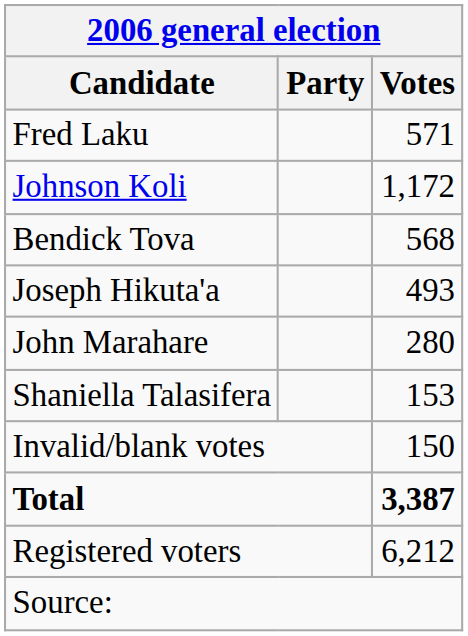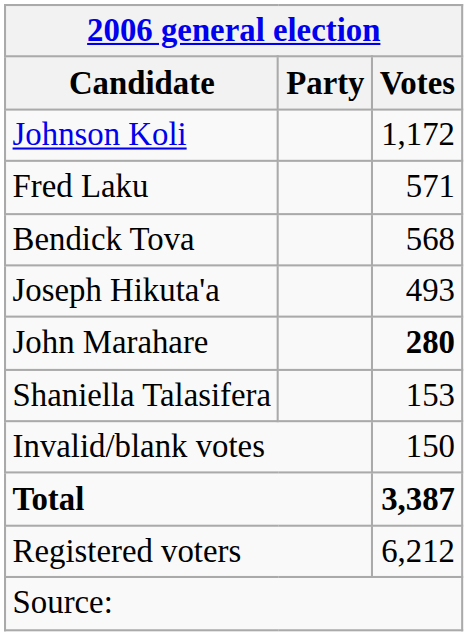rows swapped: (100, 186) <-> (80, 134)
(430, 342) normal -> (430, 342) bold
